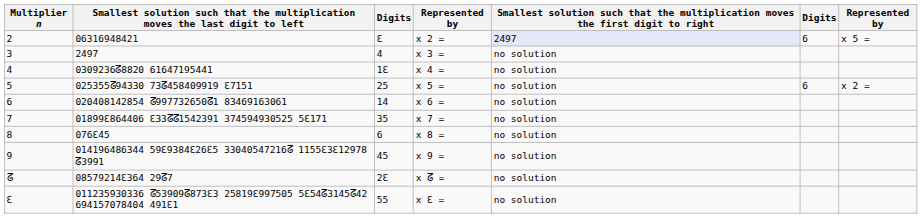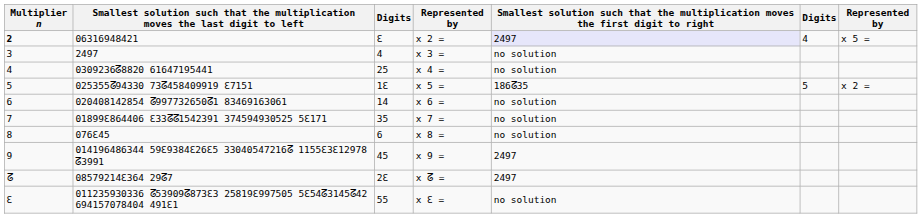(9, 39) normal -> (9, 39) bold
(805, 39) 6 -> (805, 39) 4
(383, 70) 1Ɛ -> (383, 70) 25
(383, 86) 25 -> (383, 86) 1Ɛ
(525, 86) no solution -> (511, 86) 186ᘔ35
(805, 86) 6 -> (805, 86) 5
(525, 156) no solution -> (505, 156) 2497
(525, 178) no solution -> (505, 178) 2497
